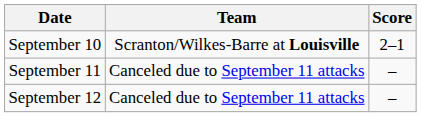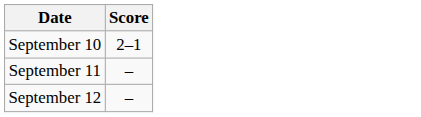- column: (237, 17)
